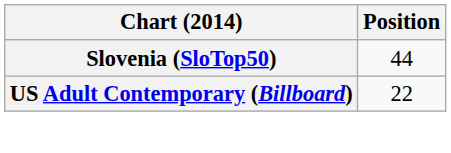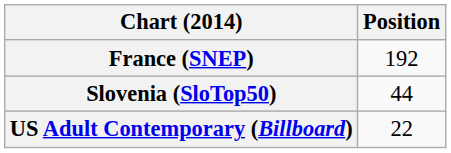+ row: (181, 57)
